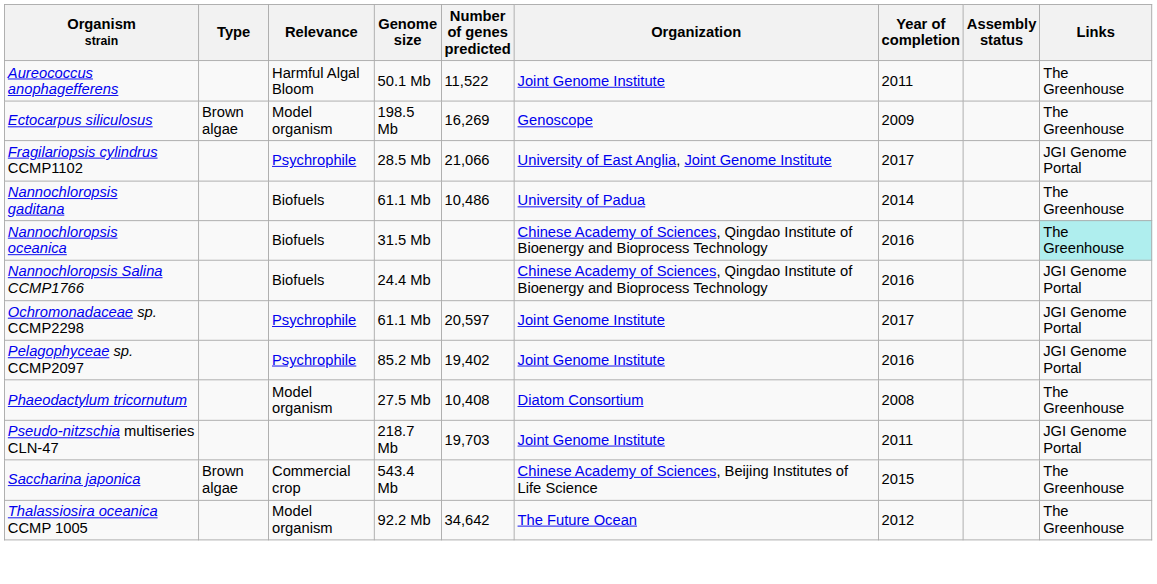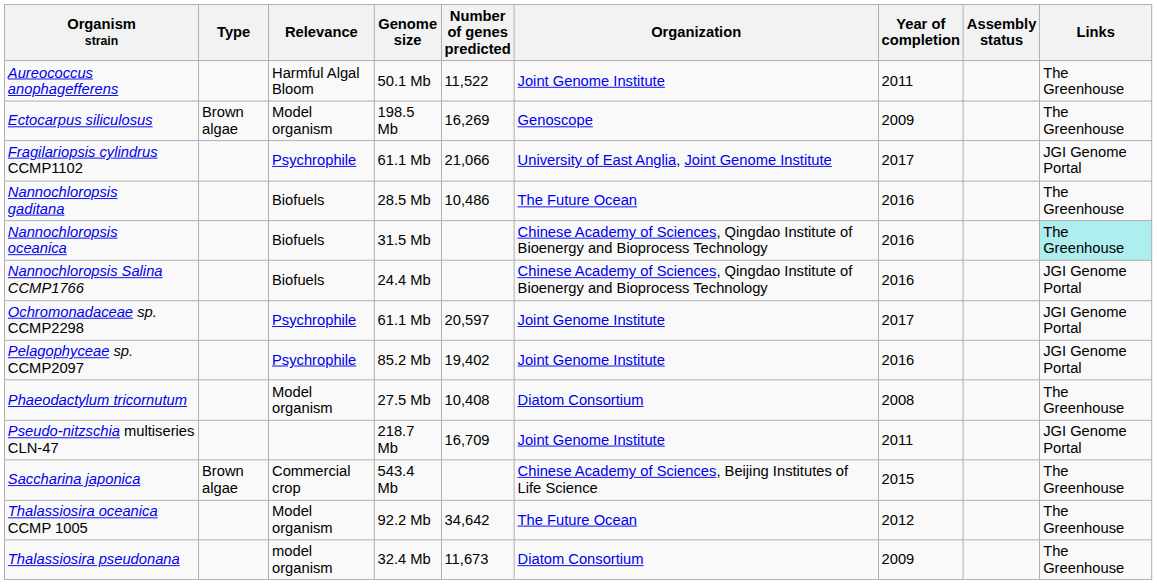(404, 160) 28.5 Mb -> (404, 160) 61.1 Mb
(404, 200) 61.1 Mb -> (404, 200) 28.5 Mb
(581, 200) University of Padua -> (577, 200) The Future Ocean
(898, 200) 2014 -> (898, 200) 2016
(467, 440) 19,703 -> (467, 440) 16,709
+ row: (94, 559)
